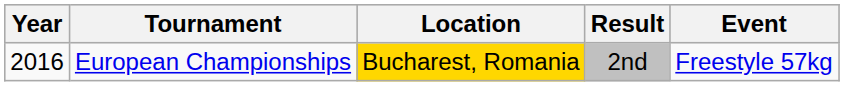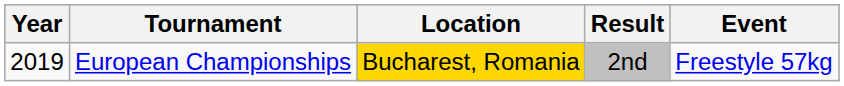(37, 62) 2016 -> (37, 62) 2019
